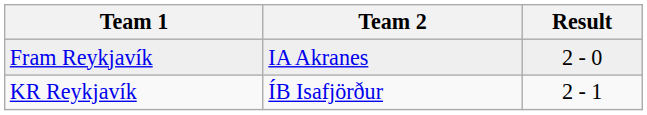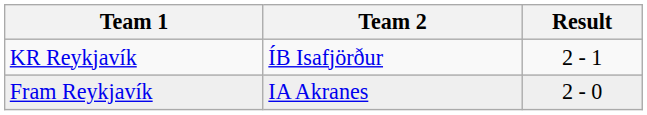rows swapped: (73, 92) <-> (81, 57)
